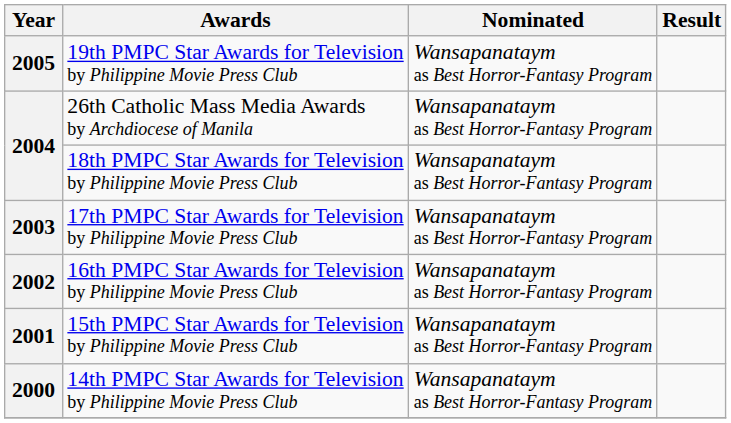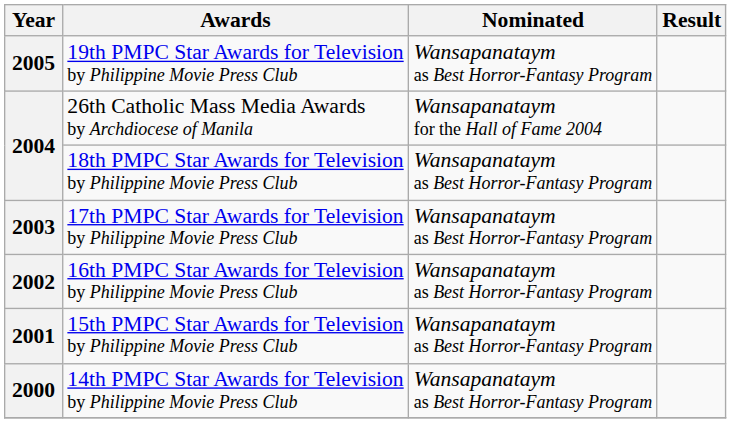(533, 117) Wansapanataym as Best Horror-Fantasy Program -> (508, 117) Wansapanataym for the Hall of Fame 2004
